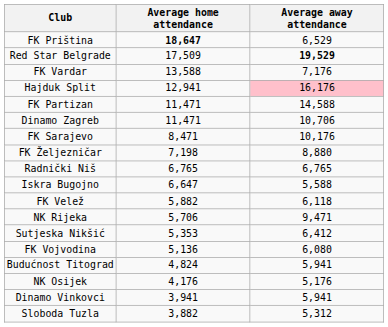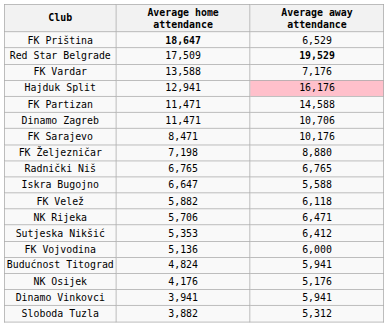(317, 217) 9,471 -> (317, 217) 6,471
(317, 249) 6,080 -> (317, 249) 6,000
